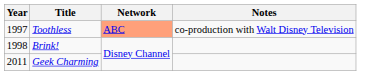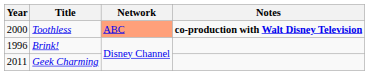(17, 29) 1997 -> (17, 29) 2000
(264, 29) normal -> (268, 29) bold
(17, 45) 1998 -> (17, 45) 1996
